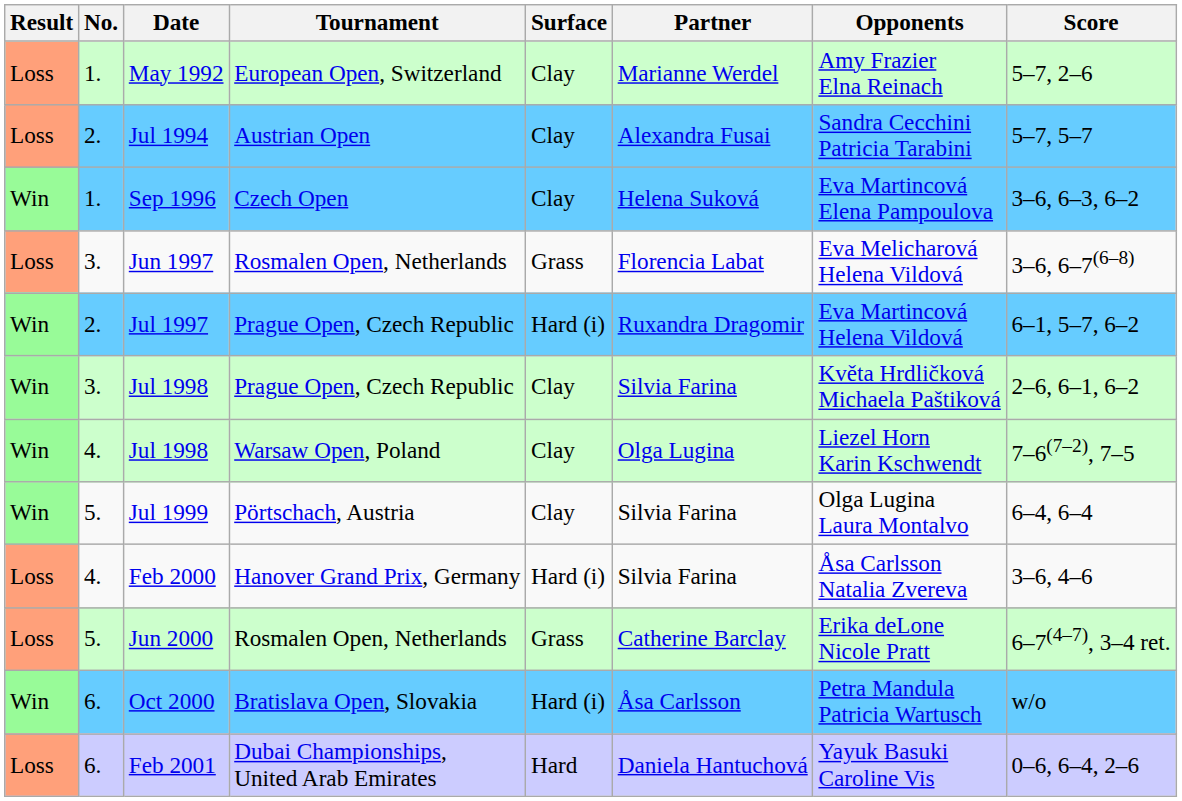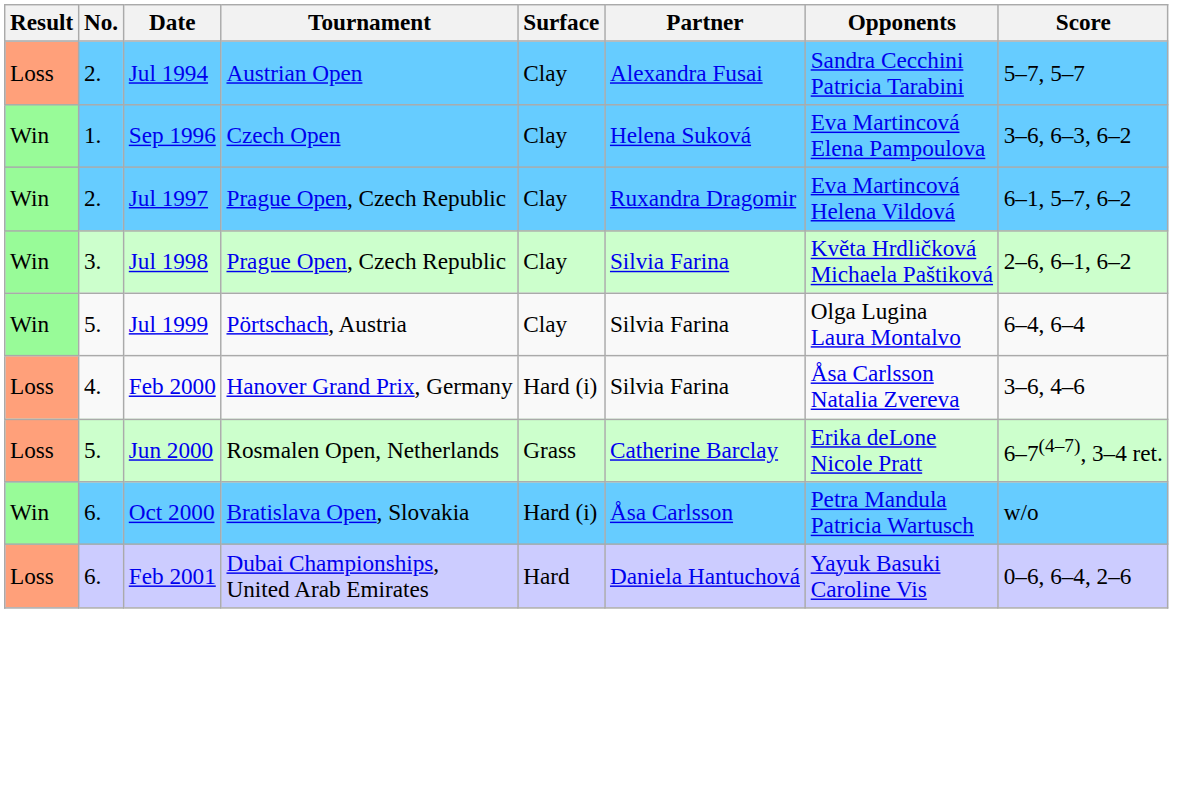- row: (176, 72)
- row: (171, 261)
(568, 324) Hard (i) -> (545, 198) Clay
- row: (168, 450)
